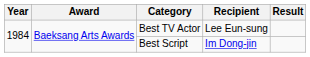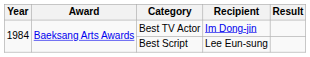(237, 28) Lee Eun-sung -> (231, 28) Im Dong-jin
(231, 44) Im Dong-jin -> (237, 44) Lee Eun-sung
